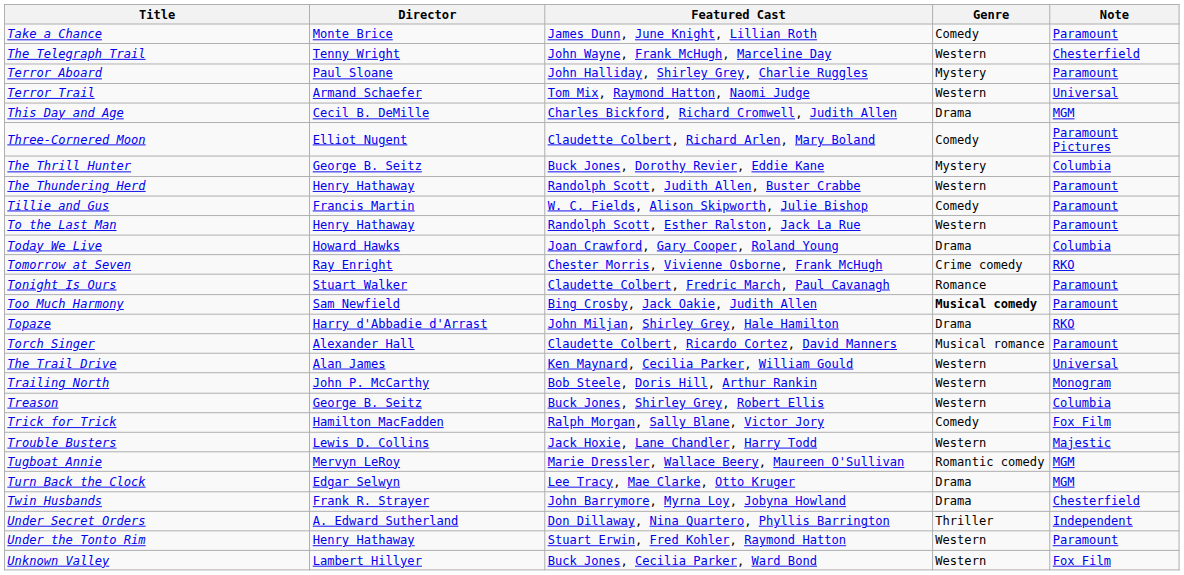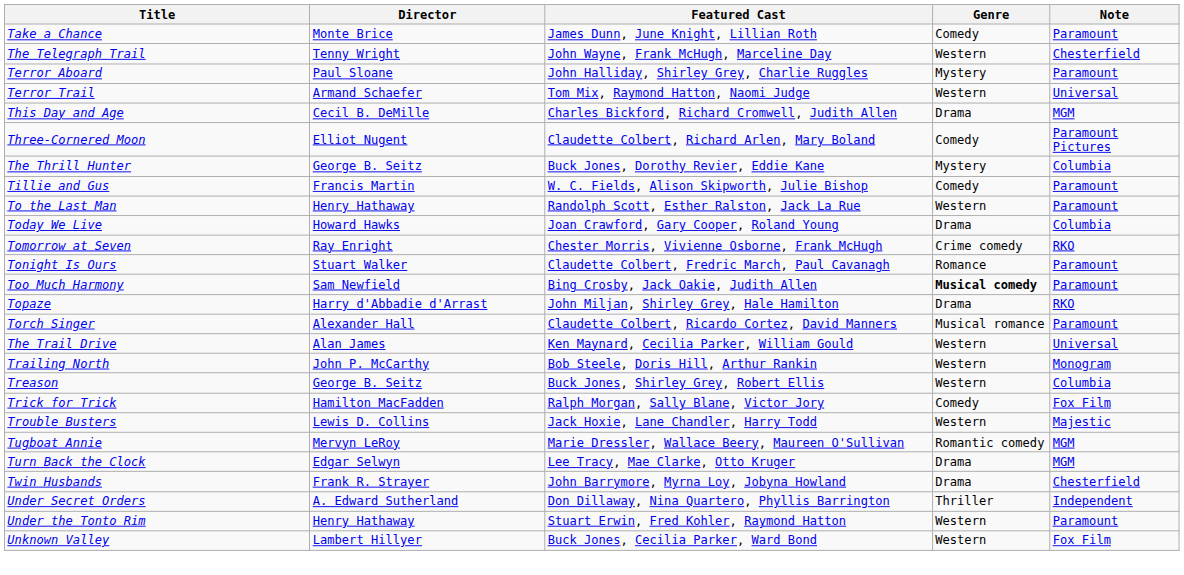- row: (76, 186)
